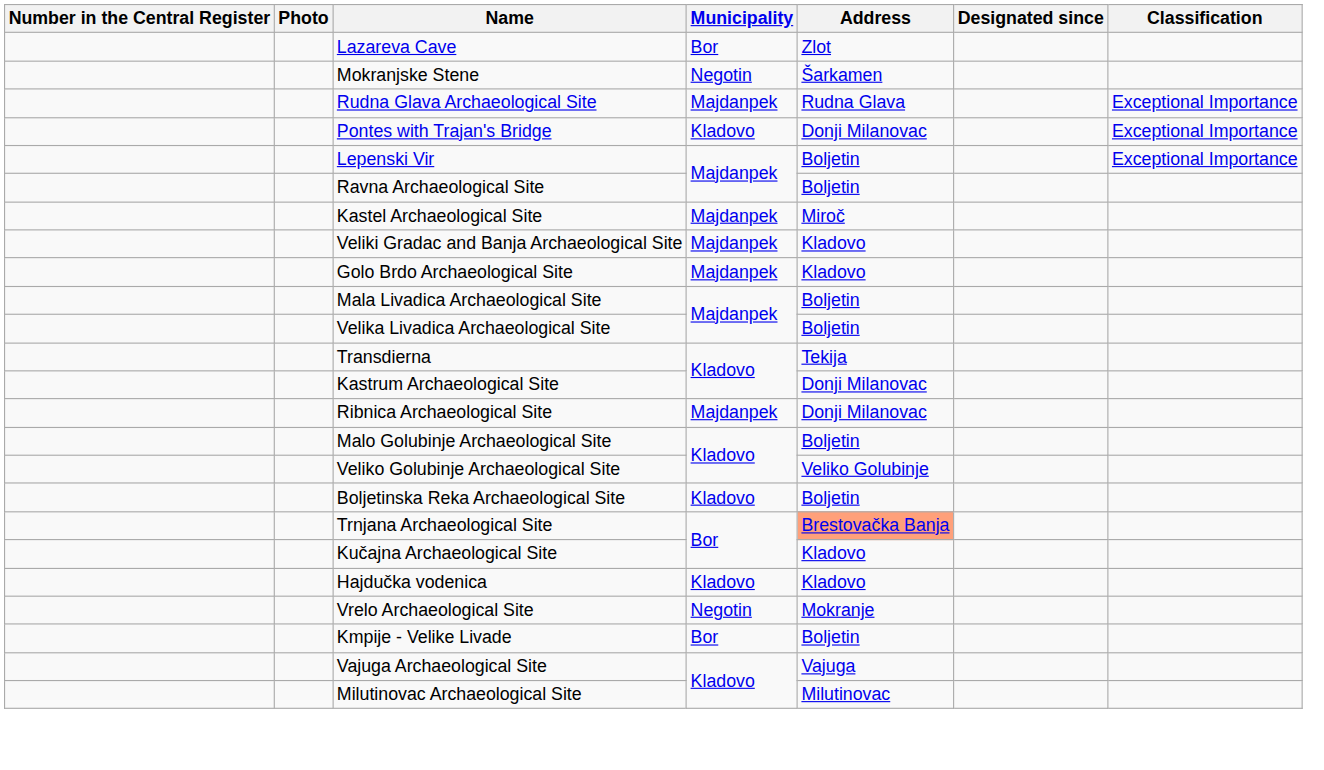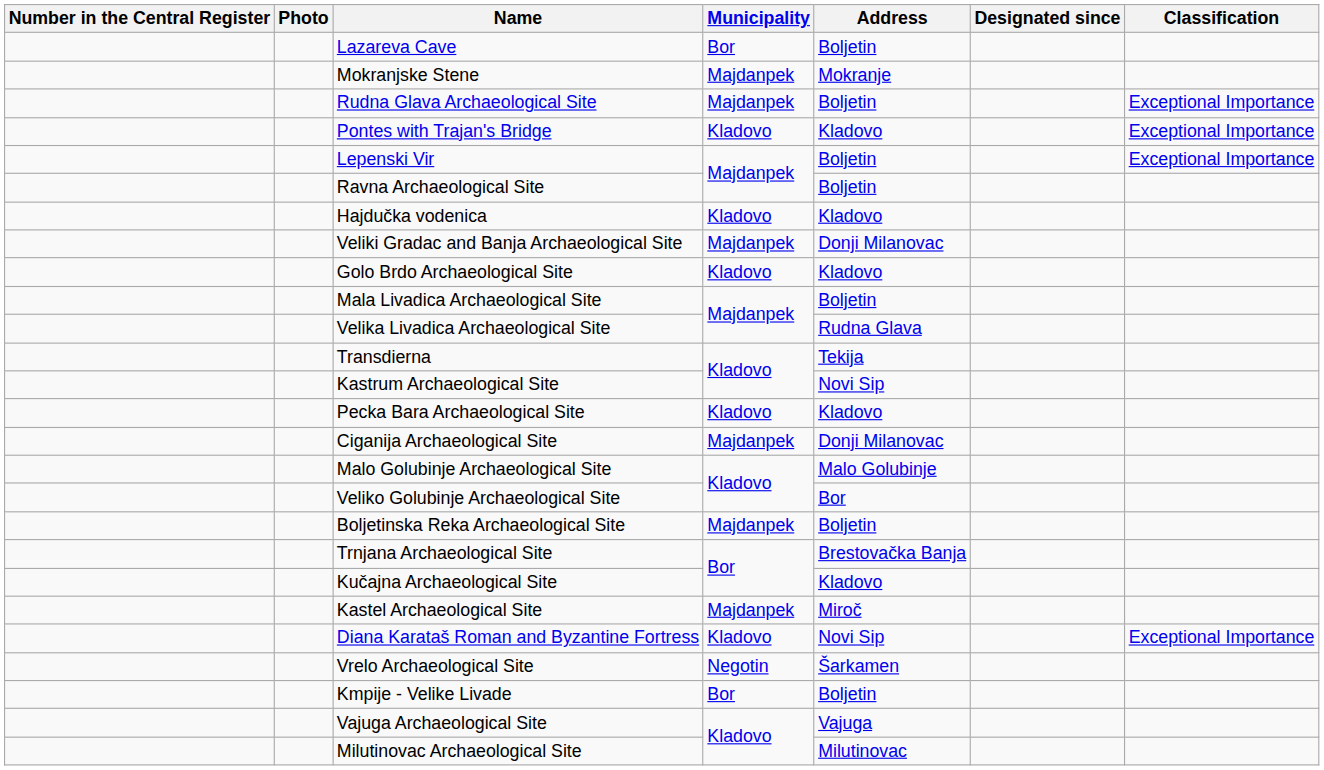(816, 46) Zlot -> (847, 46) Boljetin
(721, 74) Negotin -> (751, 74) Majdanpek
(842, 74) Šarkamen -> (855, 74) Mokranje
(853, 103) Rudna Glava -> (847, 103) Boljetin
(864, 131) Donji Milanovac -> (850, 131) Kladovo
rows swapped: (412, 581) <-> (440, 215)
(834, 243) Kladovo -> (881, 243) Donji Milanovac
(734, 272) Majdanpek -> (739, 272) Kladovo
(831, 328) Boljetin -> (870, 328) Rudna Glava
(864, 384) Donji Milanovac -> (851, 384) Novi Sip
- row: (444, 412)
+ row: (461, 412)
+ row: (447, 441)
(831, 441) Boljetin -> (877, 469) Malo Golubinje
(865, 469) Veliko Golubinje -> (832, 497) Bor
(723, 497) Kladovo -> (751, 525) Majdanpek
(875, 525) lightsalmon background -> (892, 553) no background
+ row: (518, 638)
(838, 610) Mokranje -> (859, 666) Šarkamen
